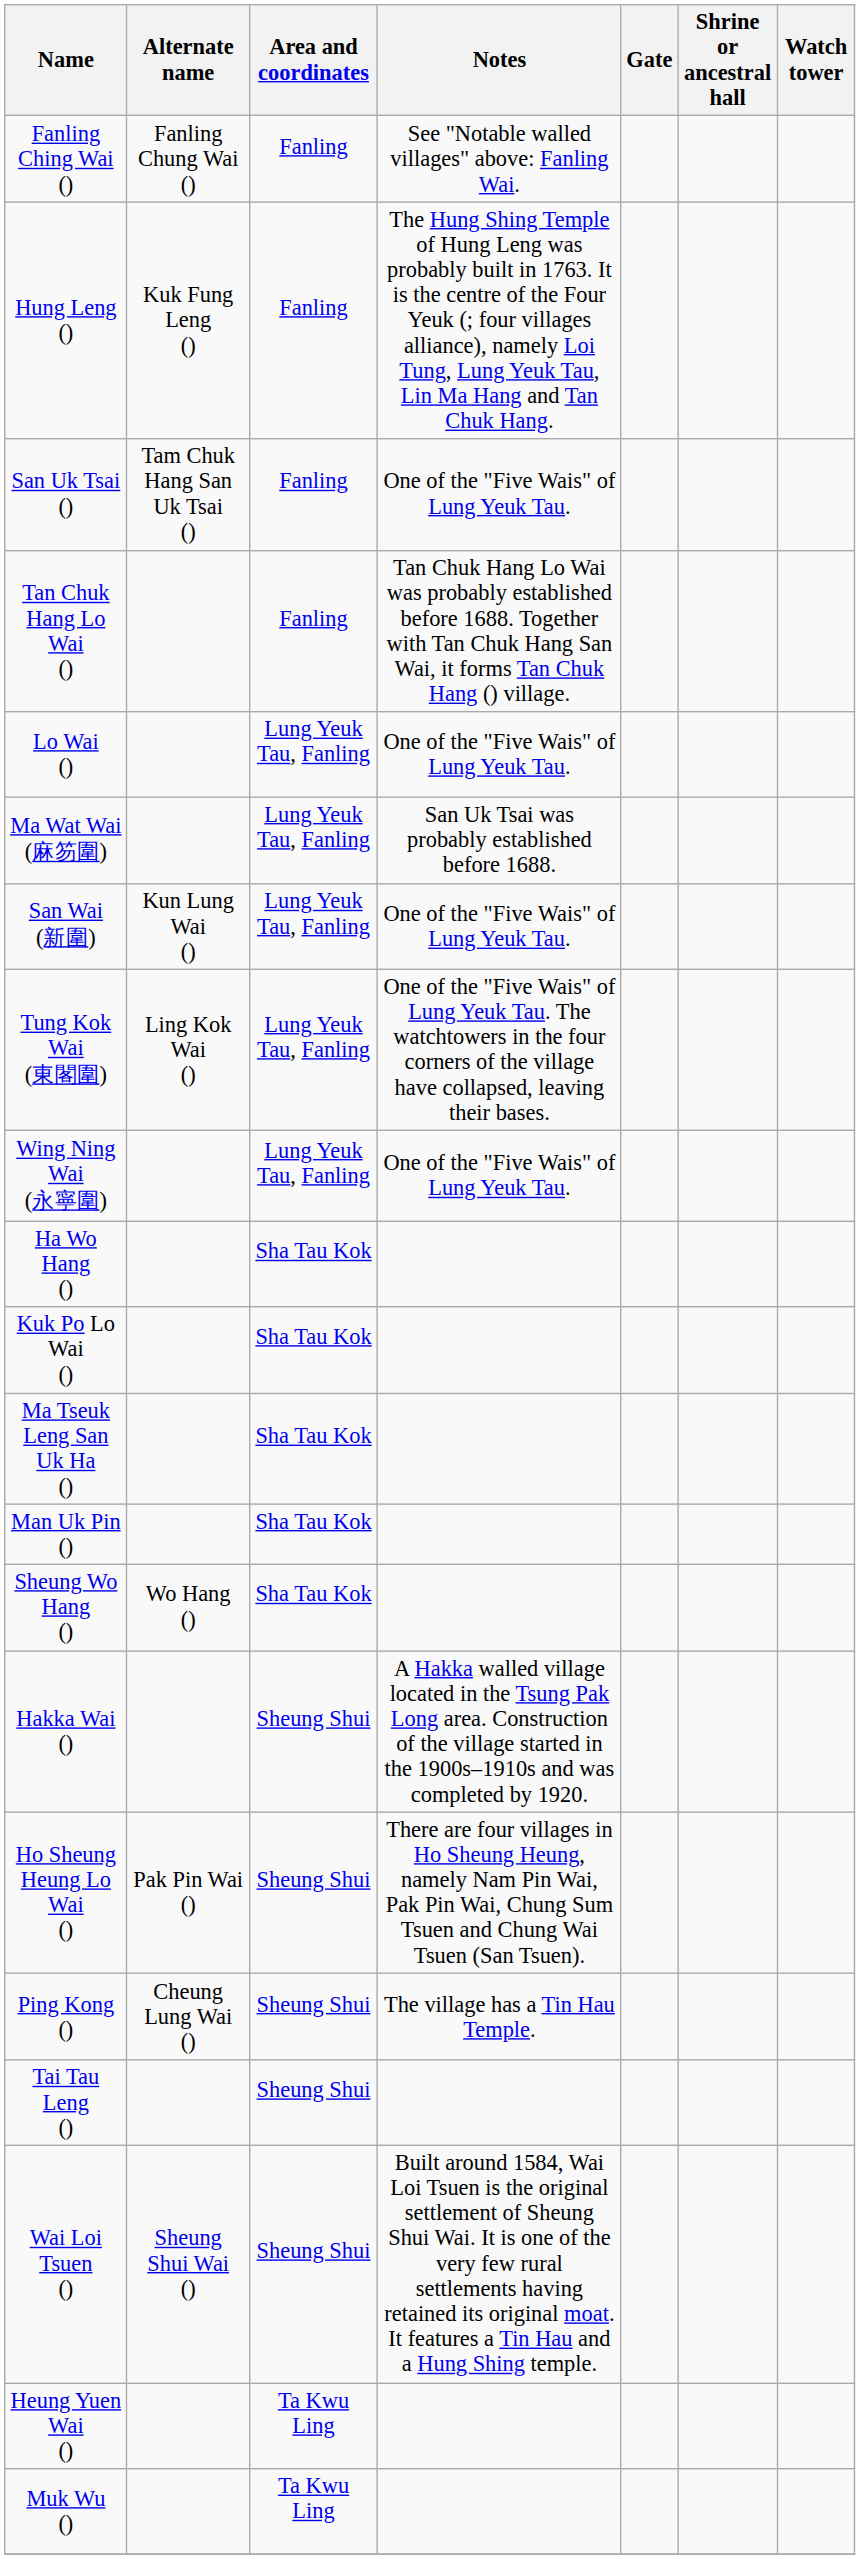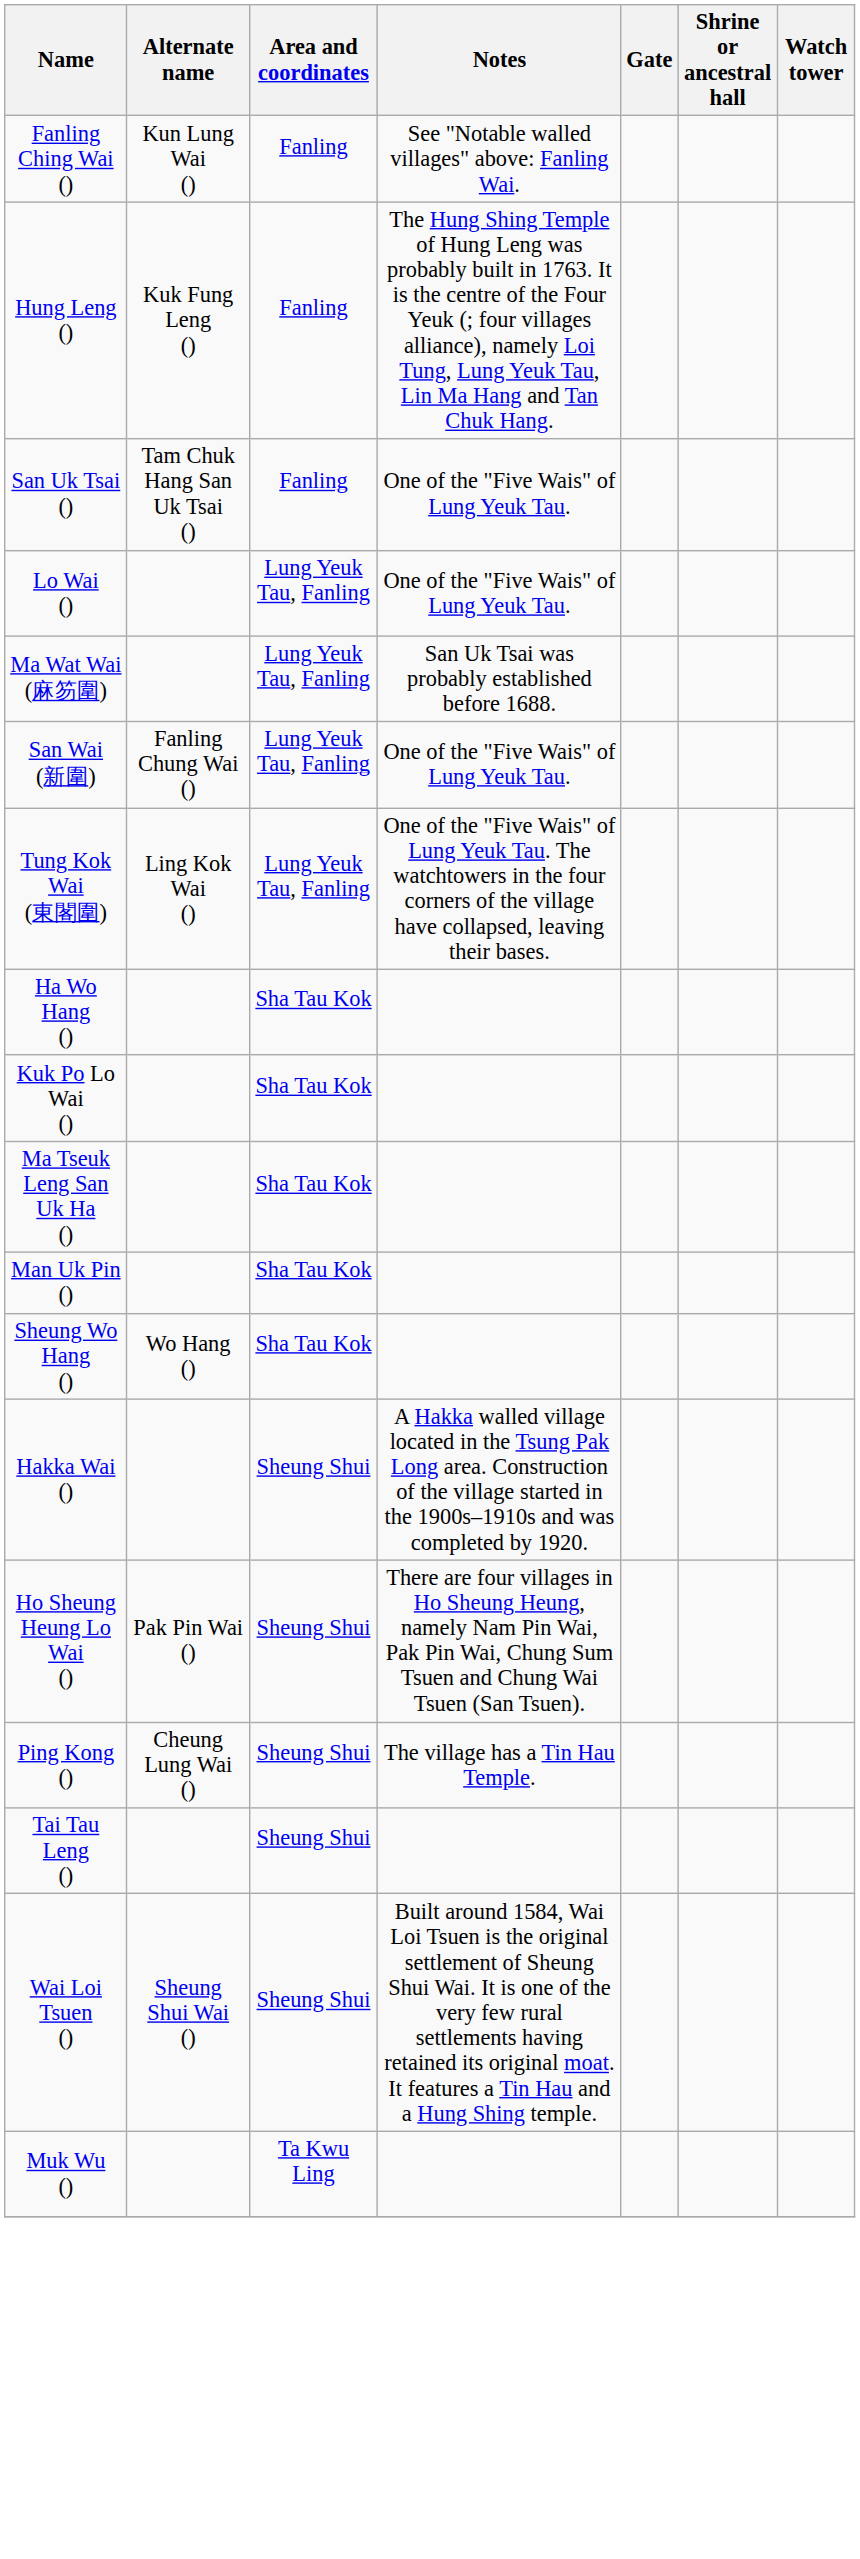(188, 158) Fanling Chung Wai () -> (188, 158) Kun Lung Wai ()
- row: (66, 630)
(188, 926) Kun Lung Wai () -> (188, 764) Fanling Chung Wai ()
- row: (66, 1174)
- row: (66, 2425)
